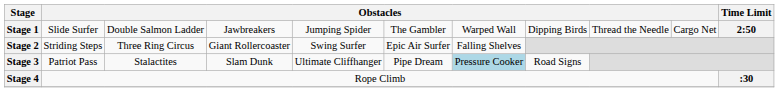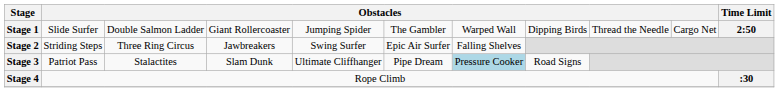(249, 29) Jawbreakers -> (249, 29) Giant Rollercoaster
(249, 45) Giant Rollercoaster -> (249, 45) Jawbreakers
